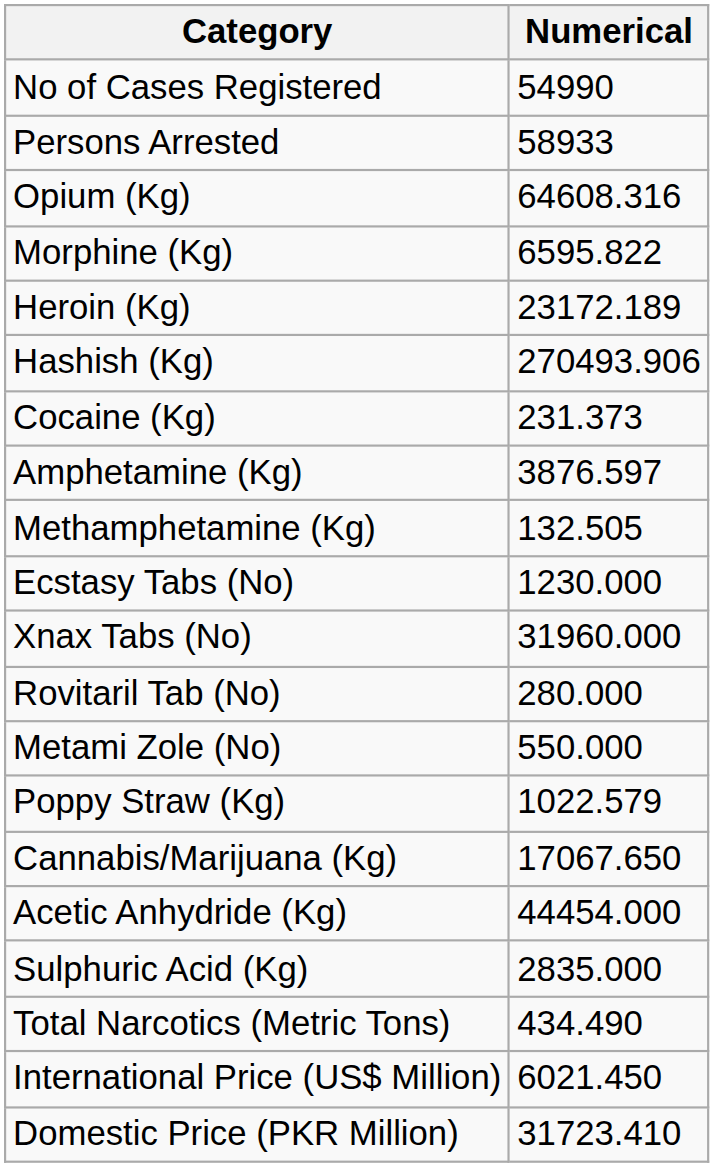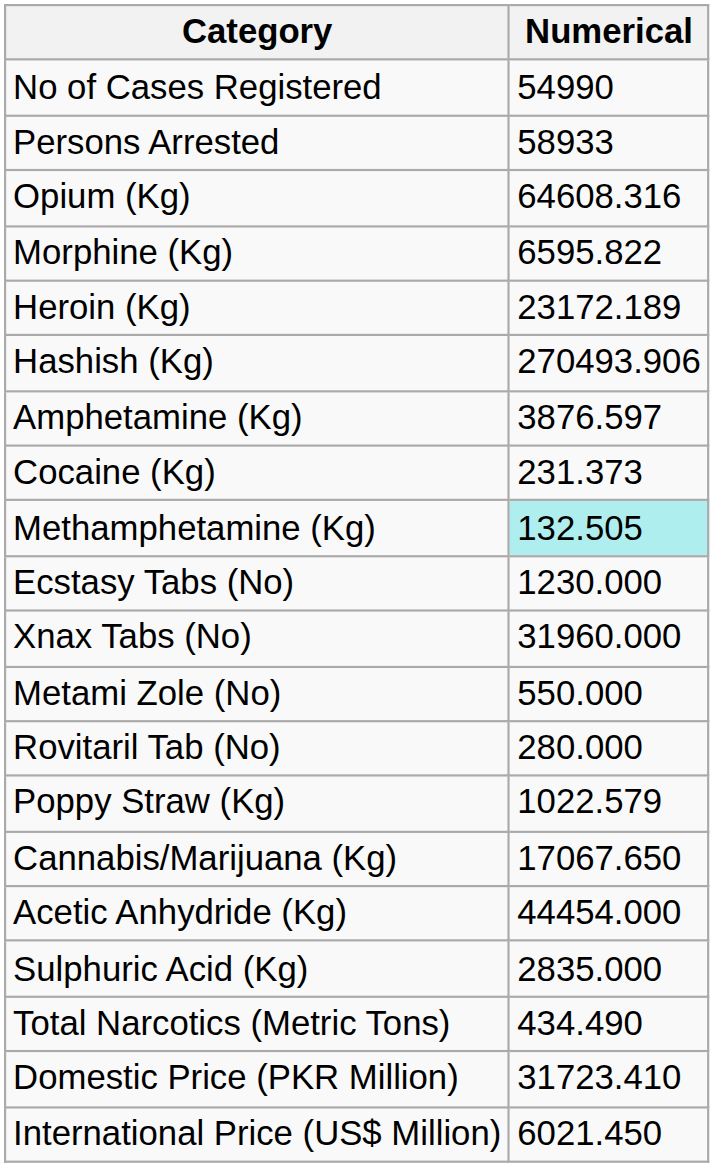rows swapped: (114, 417) <-> (158, 472)
(580, 527) no background -> (580, 527) paleturquoise background
rows swapped: (147, 692) <-> (147, 747)
rows swapped: (236, 1133) <-> (257, 1078)
